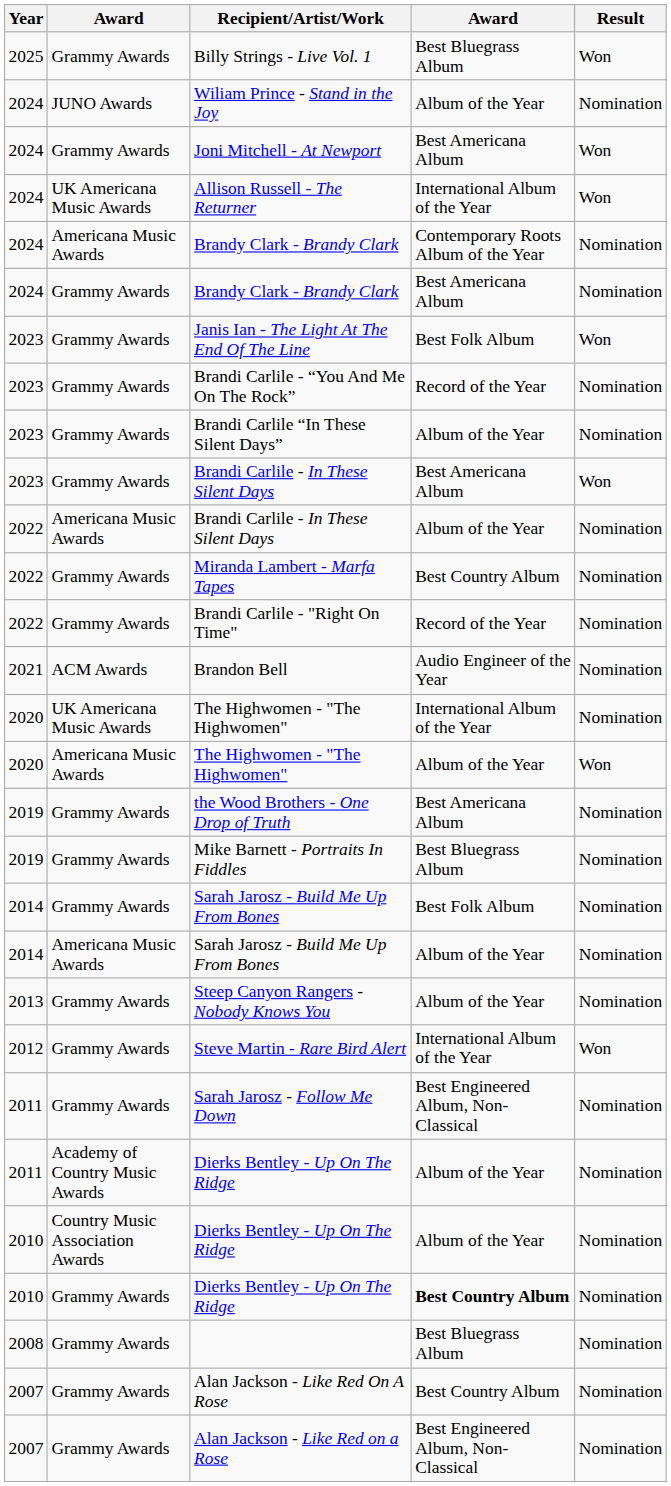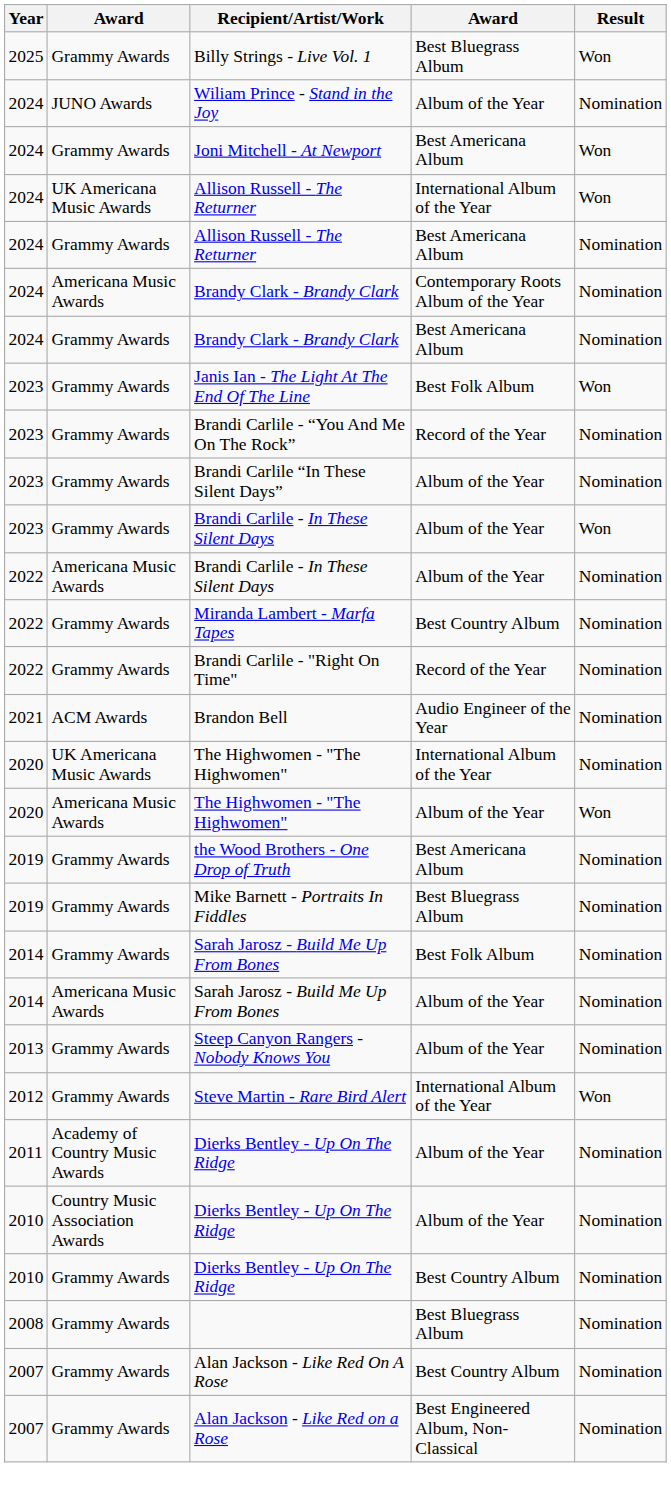+ row: (111, 244)
(471, 481) Best Americana Album -> (480, 528) Album of the Year
- row: (111, 1105)
(492, 1296) bold -> (487, 1277) normal
